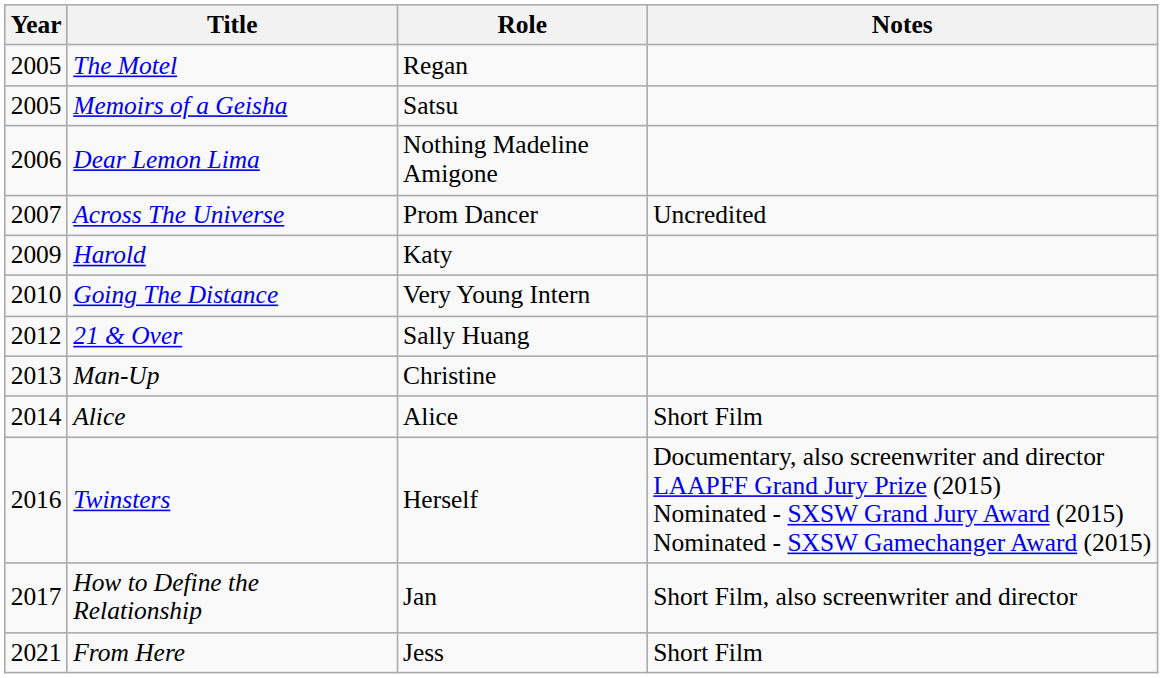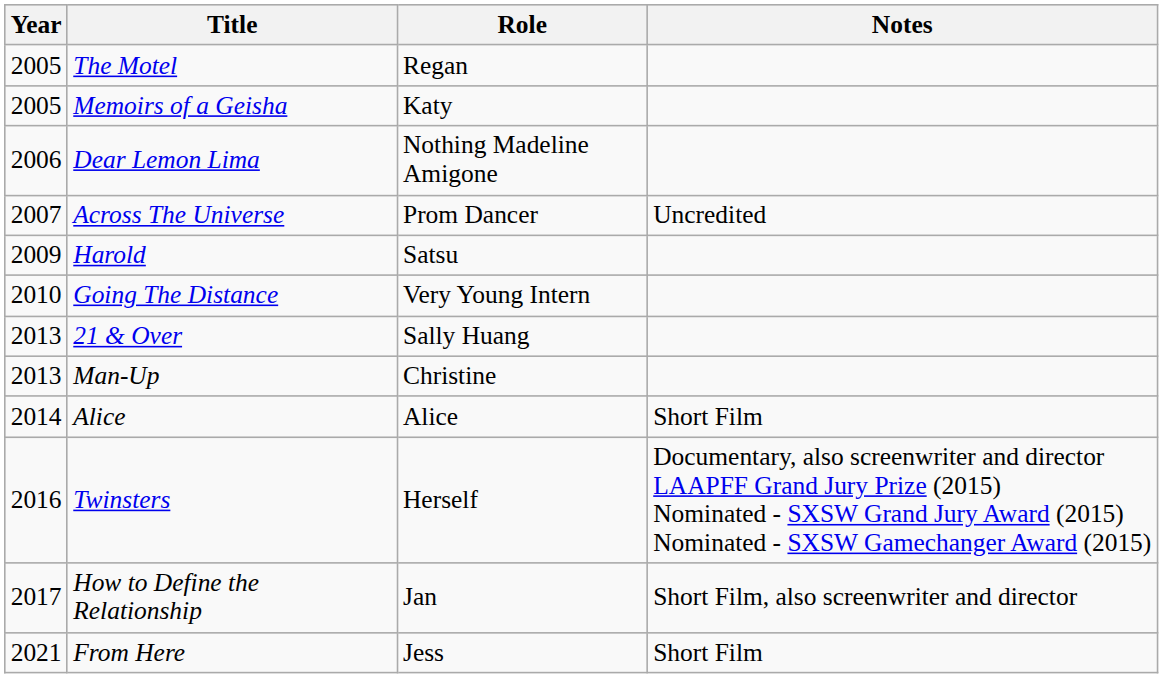(431, 105) Satsu -> (428, 105) Katy
(428, 255) Katy -> (431, 255) Satsu
(36, 335) 2012 -> (36, 335) 2013
